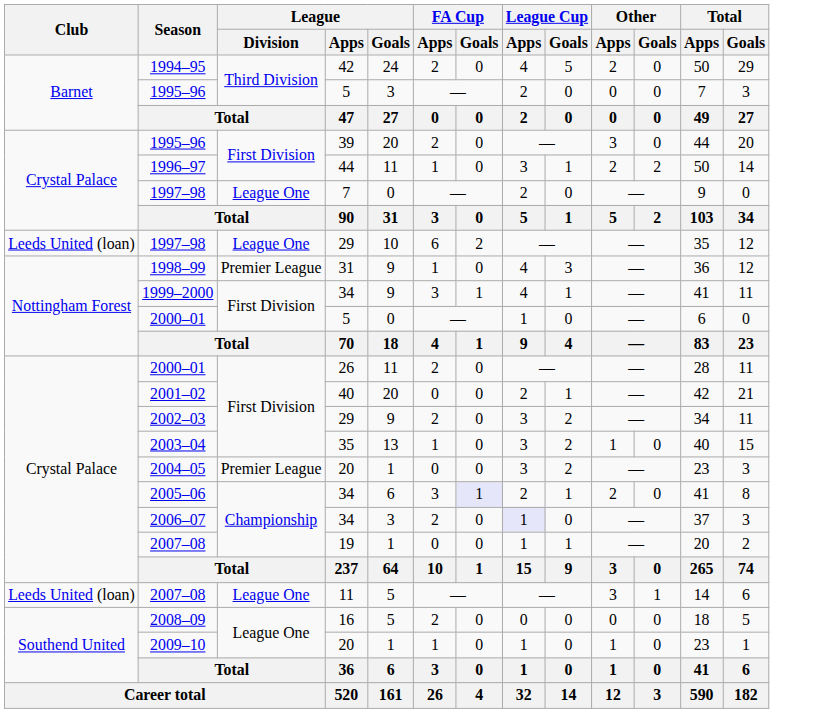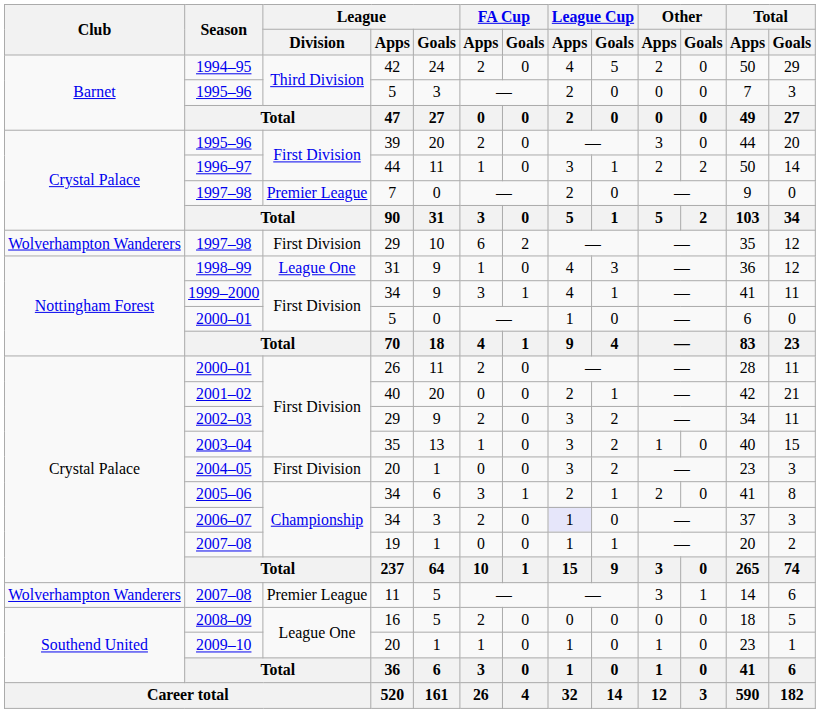(271, 192) League One -> (317, 192) Premier League
(71, 243) Leeds United (loan) -> (94, 243) Wolverhampton Wanderers
(271, 243) League One -> (317, 243) First Division
(271, 268) Premier League -> (317, 268) League One
(271, 469) Premier League -> (317, 469) First Division
(479, 494) lavender background -> (525, 494) no background
(71, 594) Leeds United (loan) -> (94, 594) Wolverhampton Wanderers
(271, 594) League One -> (317, 594) Premier League
